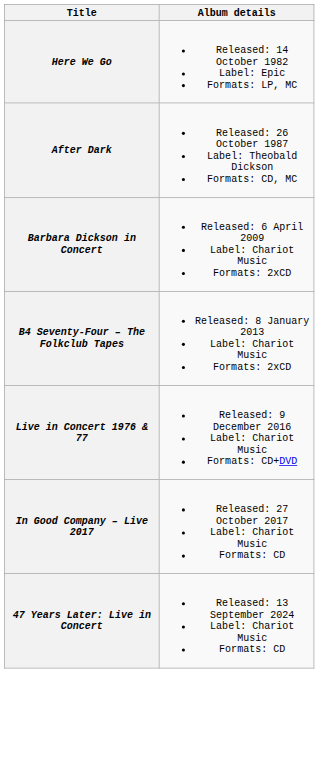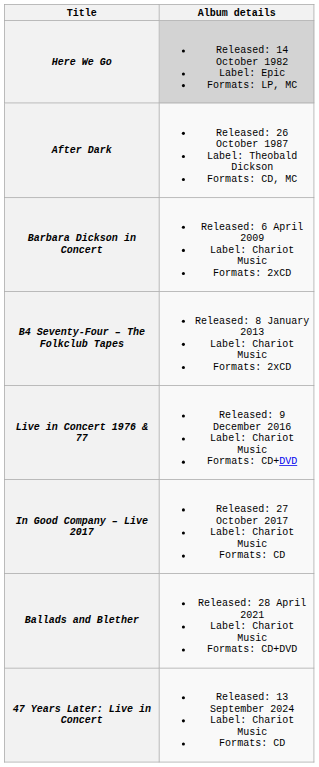(237, 68) no background -> (237, 68) lightgrey background
+ row: (82, 621)
